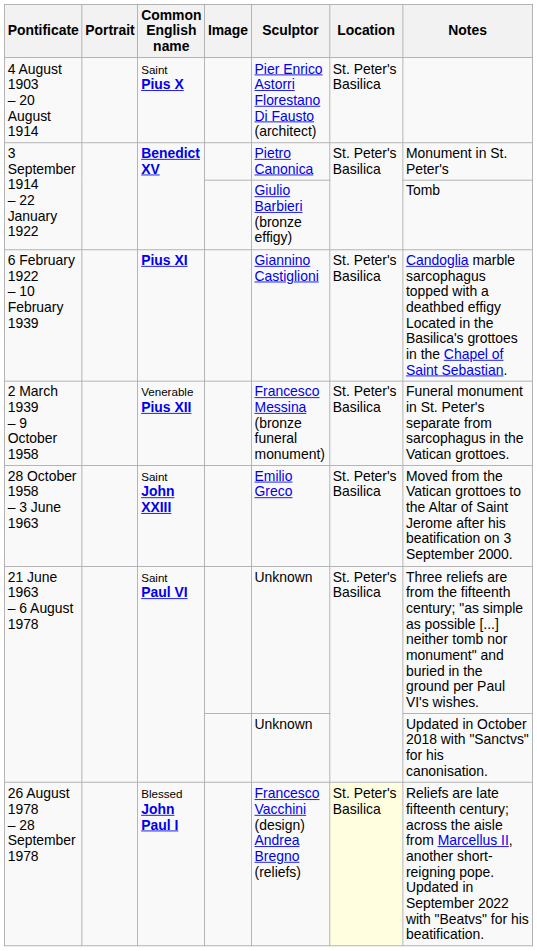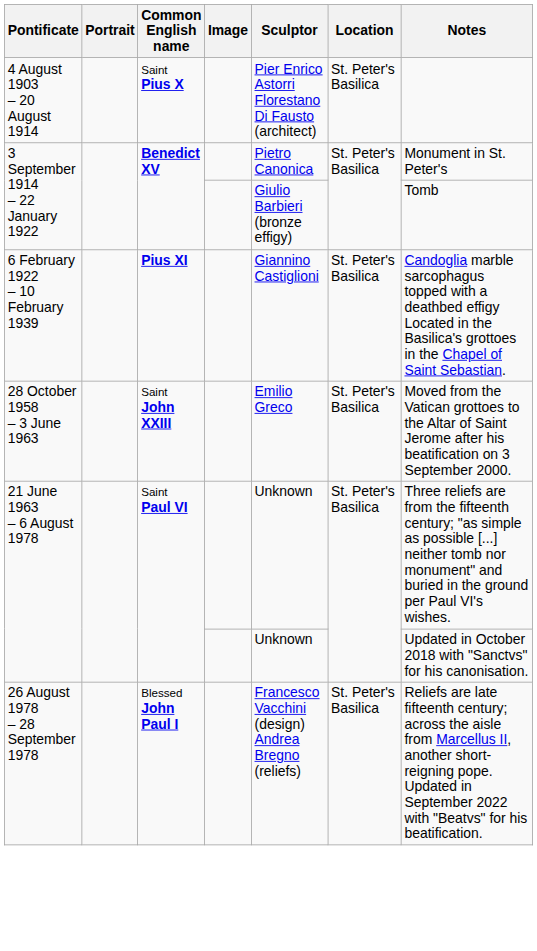- row: (33, 423)
(365, 801) lightyellow background -> (363, 701) no background
